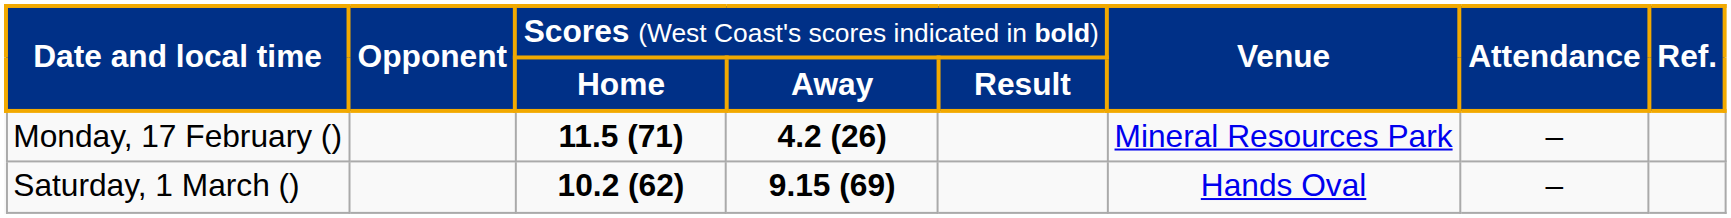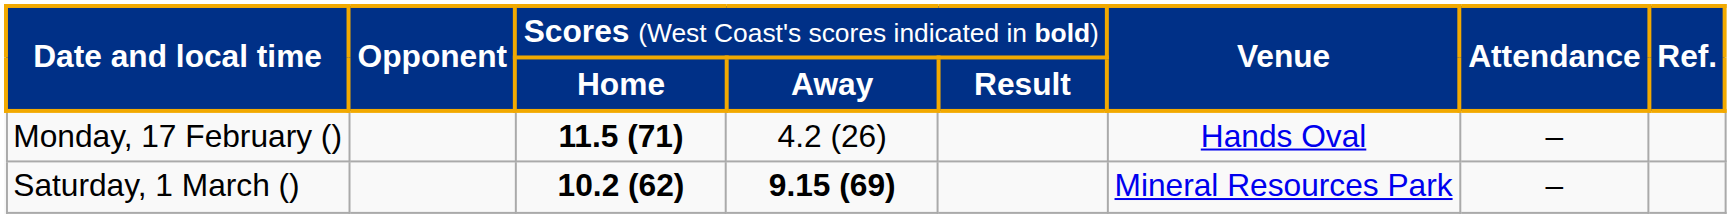(832, 136) bold -> (832, 136) normal
(1284, 136) Mineral Resources Park -> (1284, 136) Hands Oval
(1284, 186) Hands Oval -> (1284, 186) Mineral Resources Park
